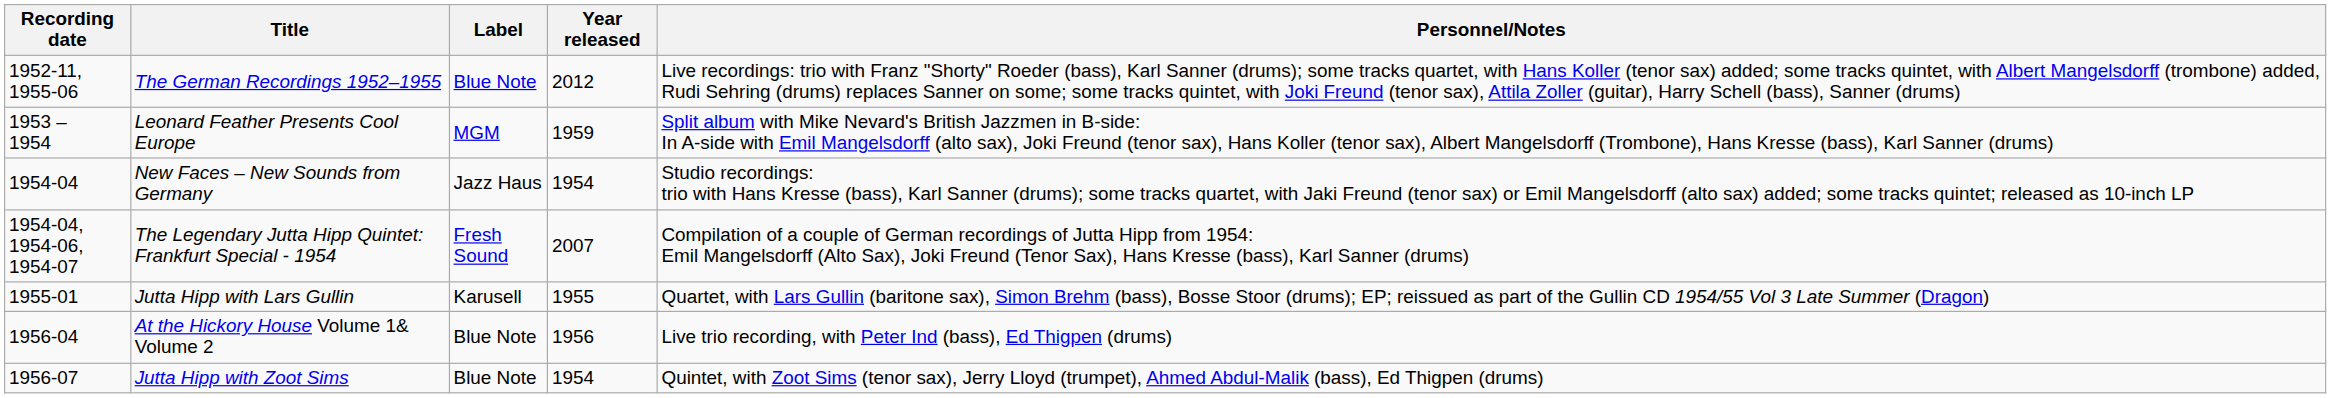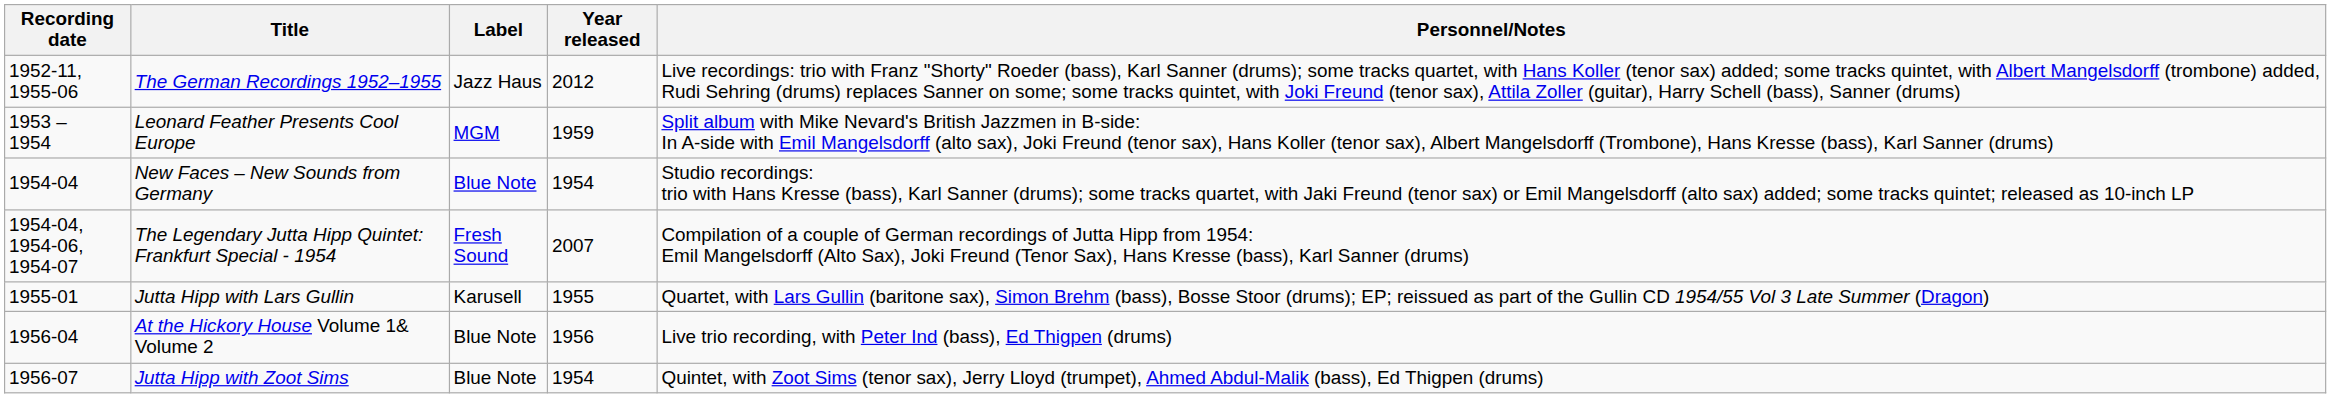(495, 81) Blue Note -> (498, 81) Jazz Haus
(498, 183) Jazz Haus -> (495, 183) Blue Note
